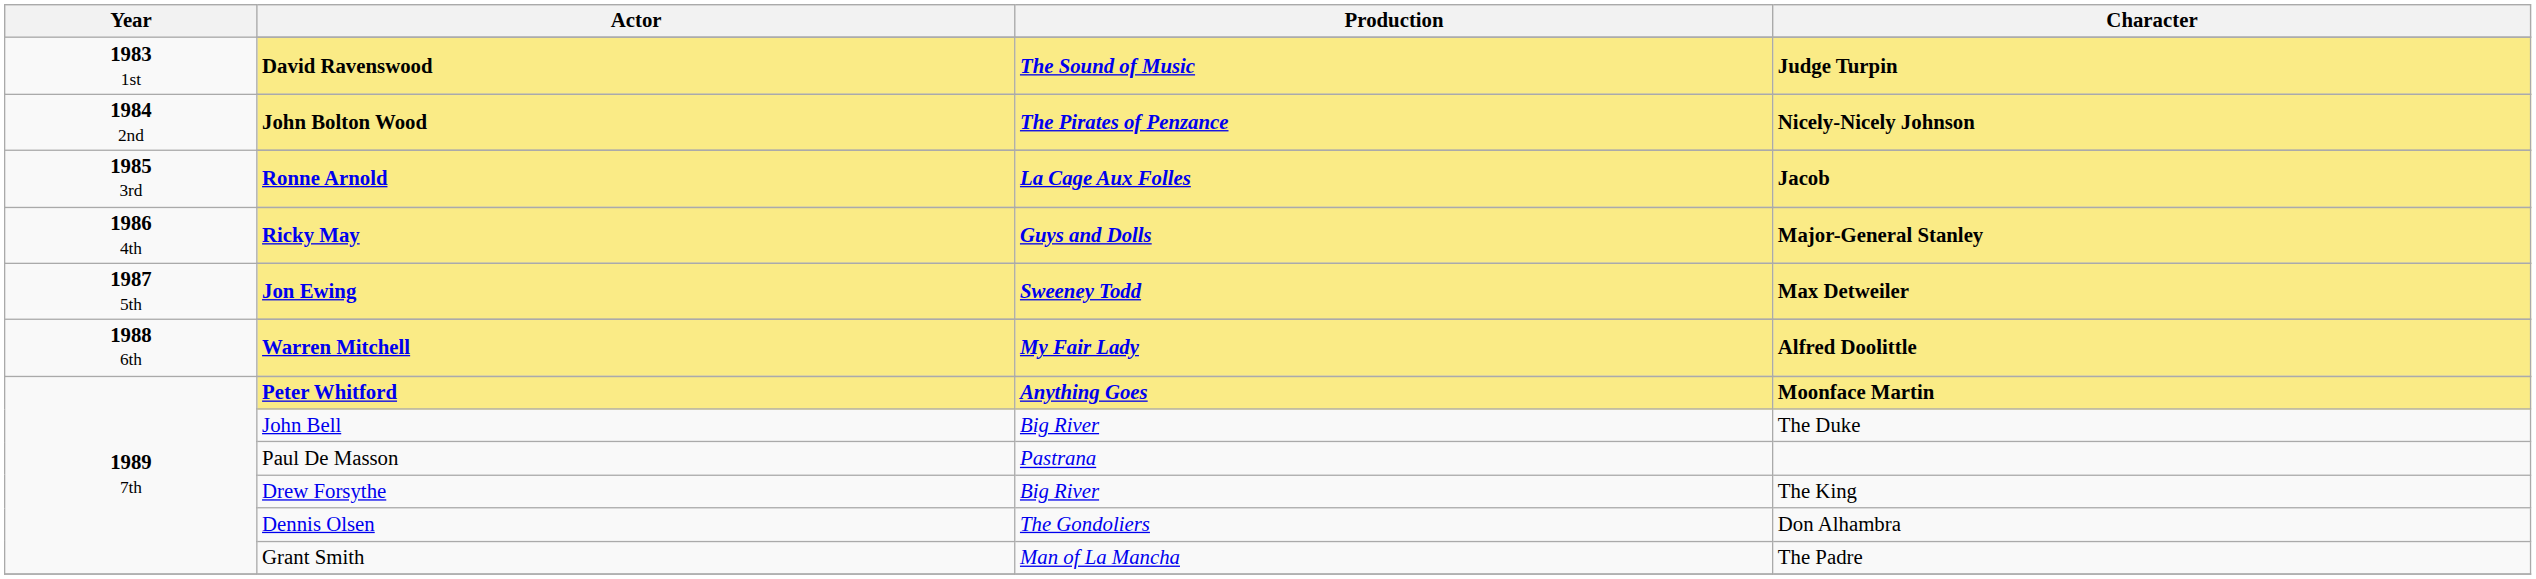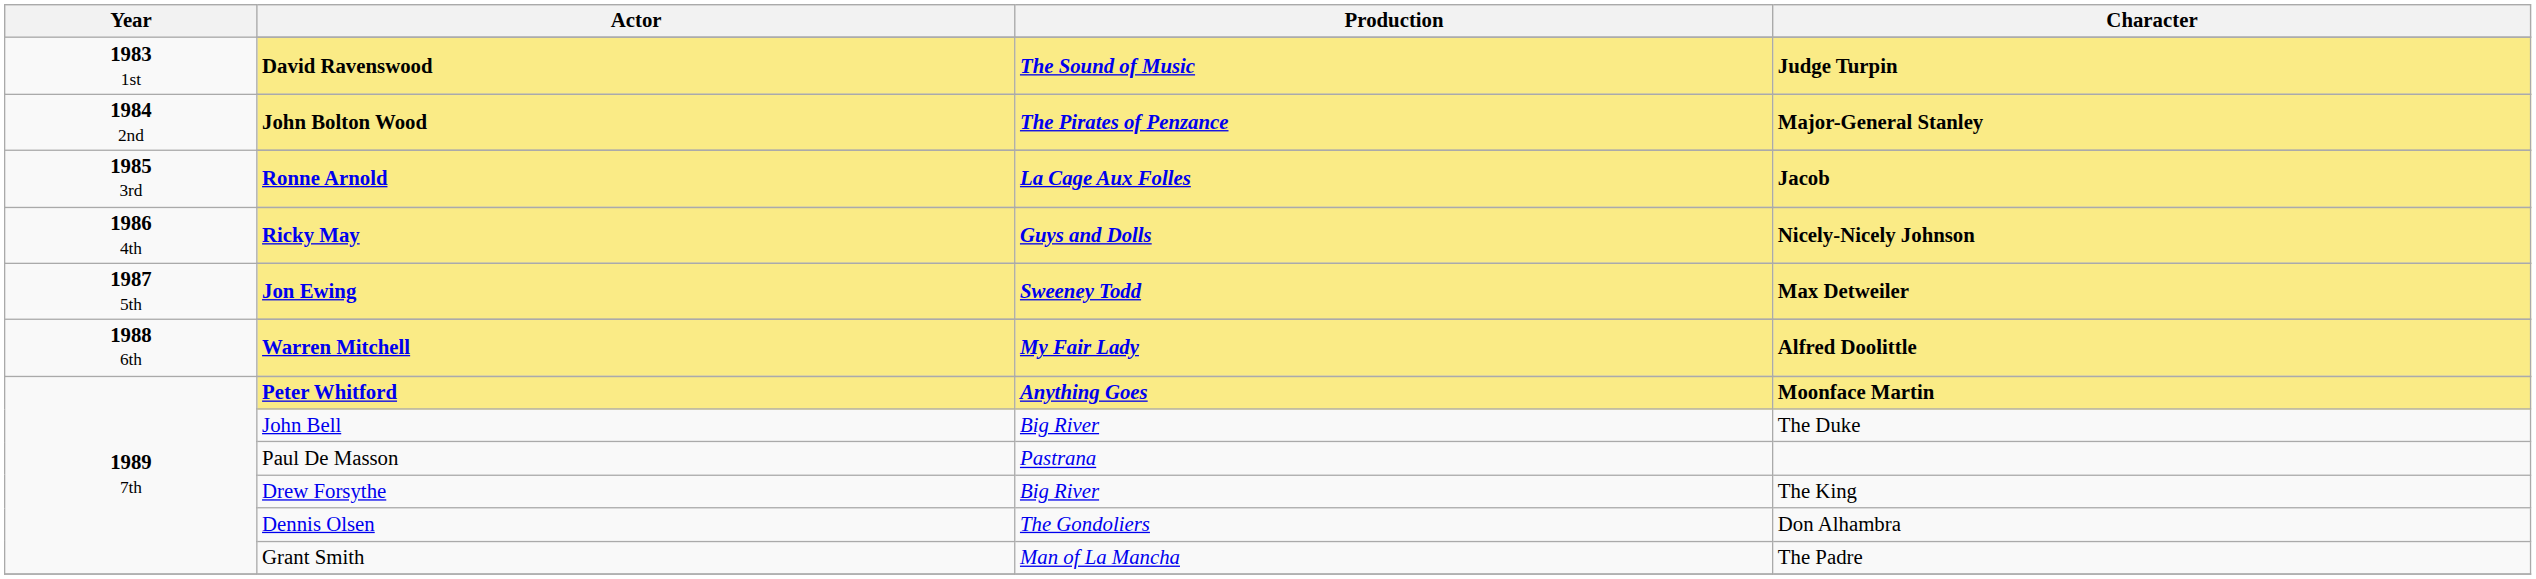(1876, 122) Nicely-Nicely Johnson -> (1881, 122) Major-General Stanley
(1881, 234) Major-General Stanley -> (1876, 234) Nicely-Nicely Johnson
